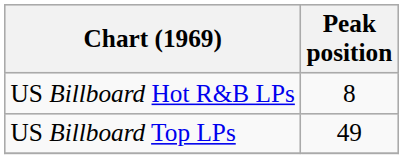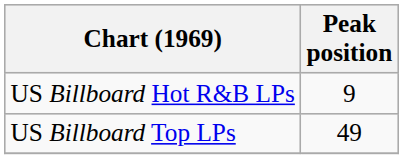(349, 93) 8 -> (349, 93) 9
